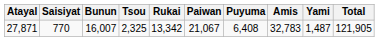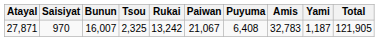(61, 28) 770 -> (61, 28) 970
(167, 28) 13,342 -> (167, 28) 13,242
(318, 28) 1,487 -> (318, 28) 1,187
